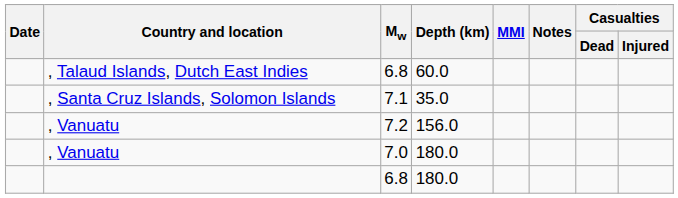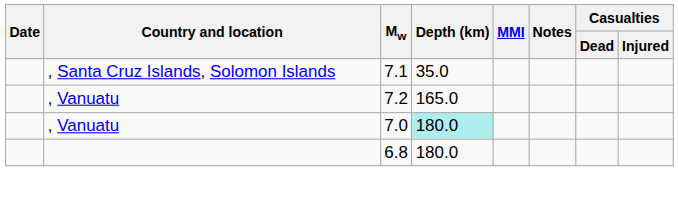- row: (178, 71)
(437, 125) 156.0 -> (437, 98) 165.0
(437, 152) no background -> (437, 125) paleturquoise background
